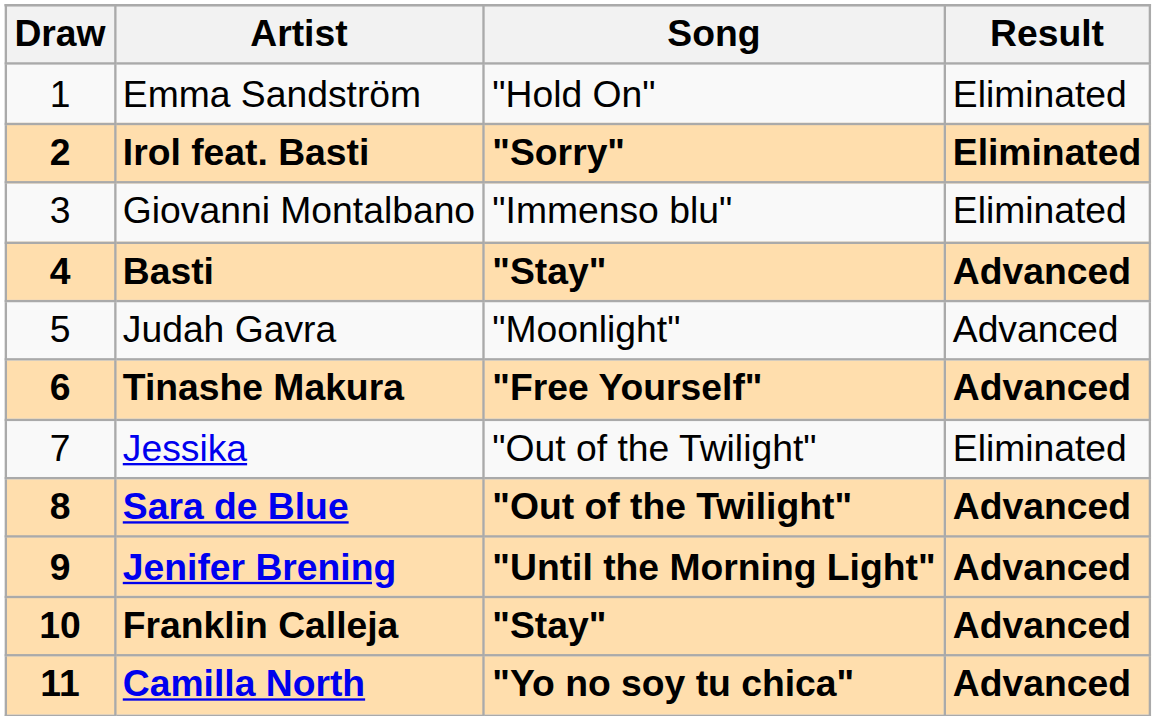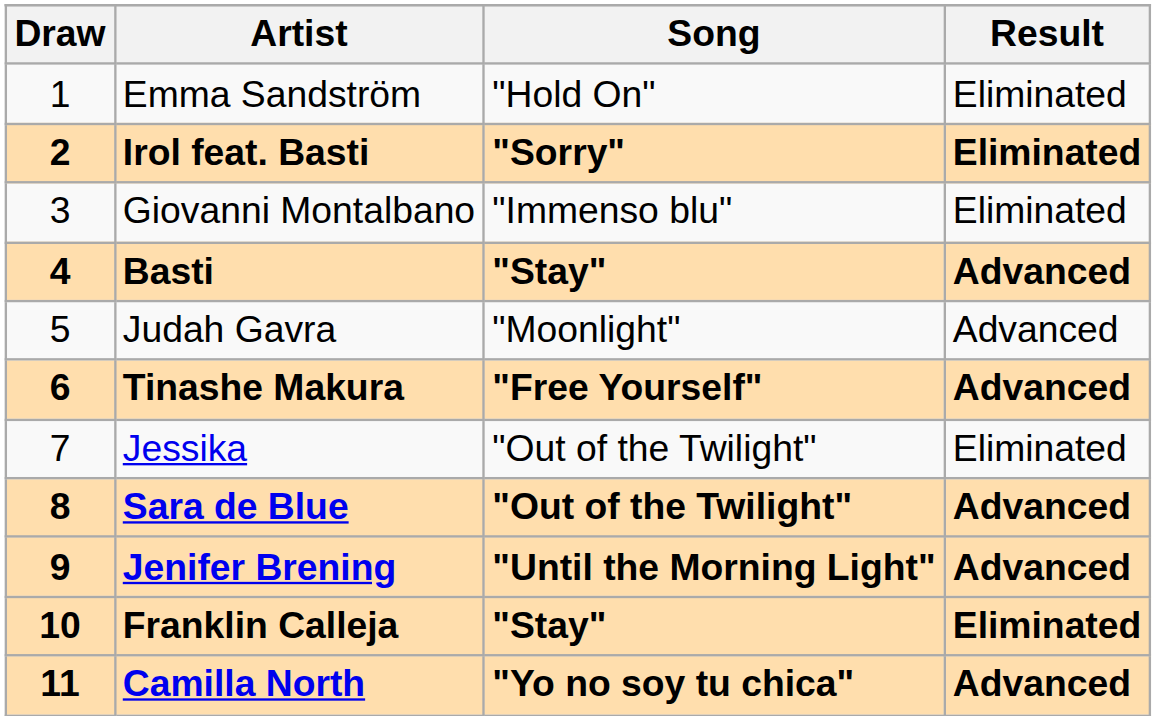(1042, 625) Advanced -> (1047, 625) Eliminated
